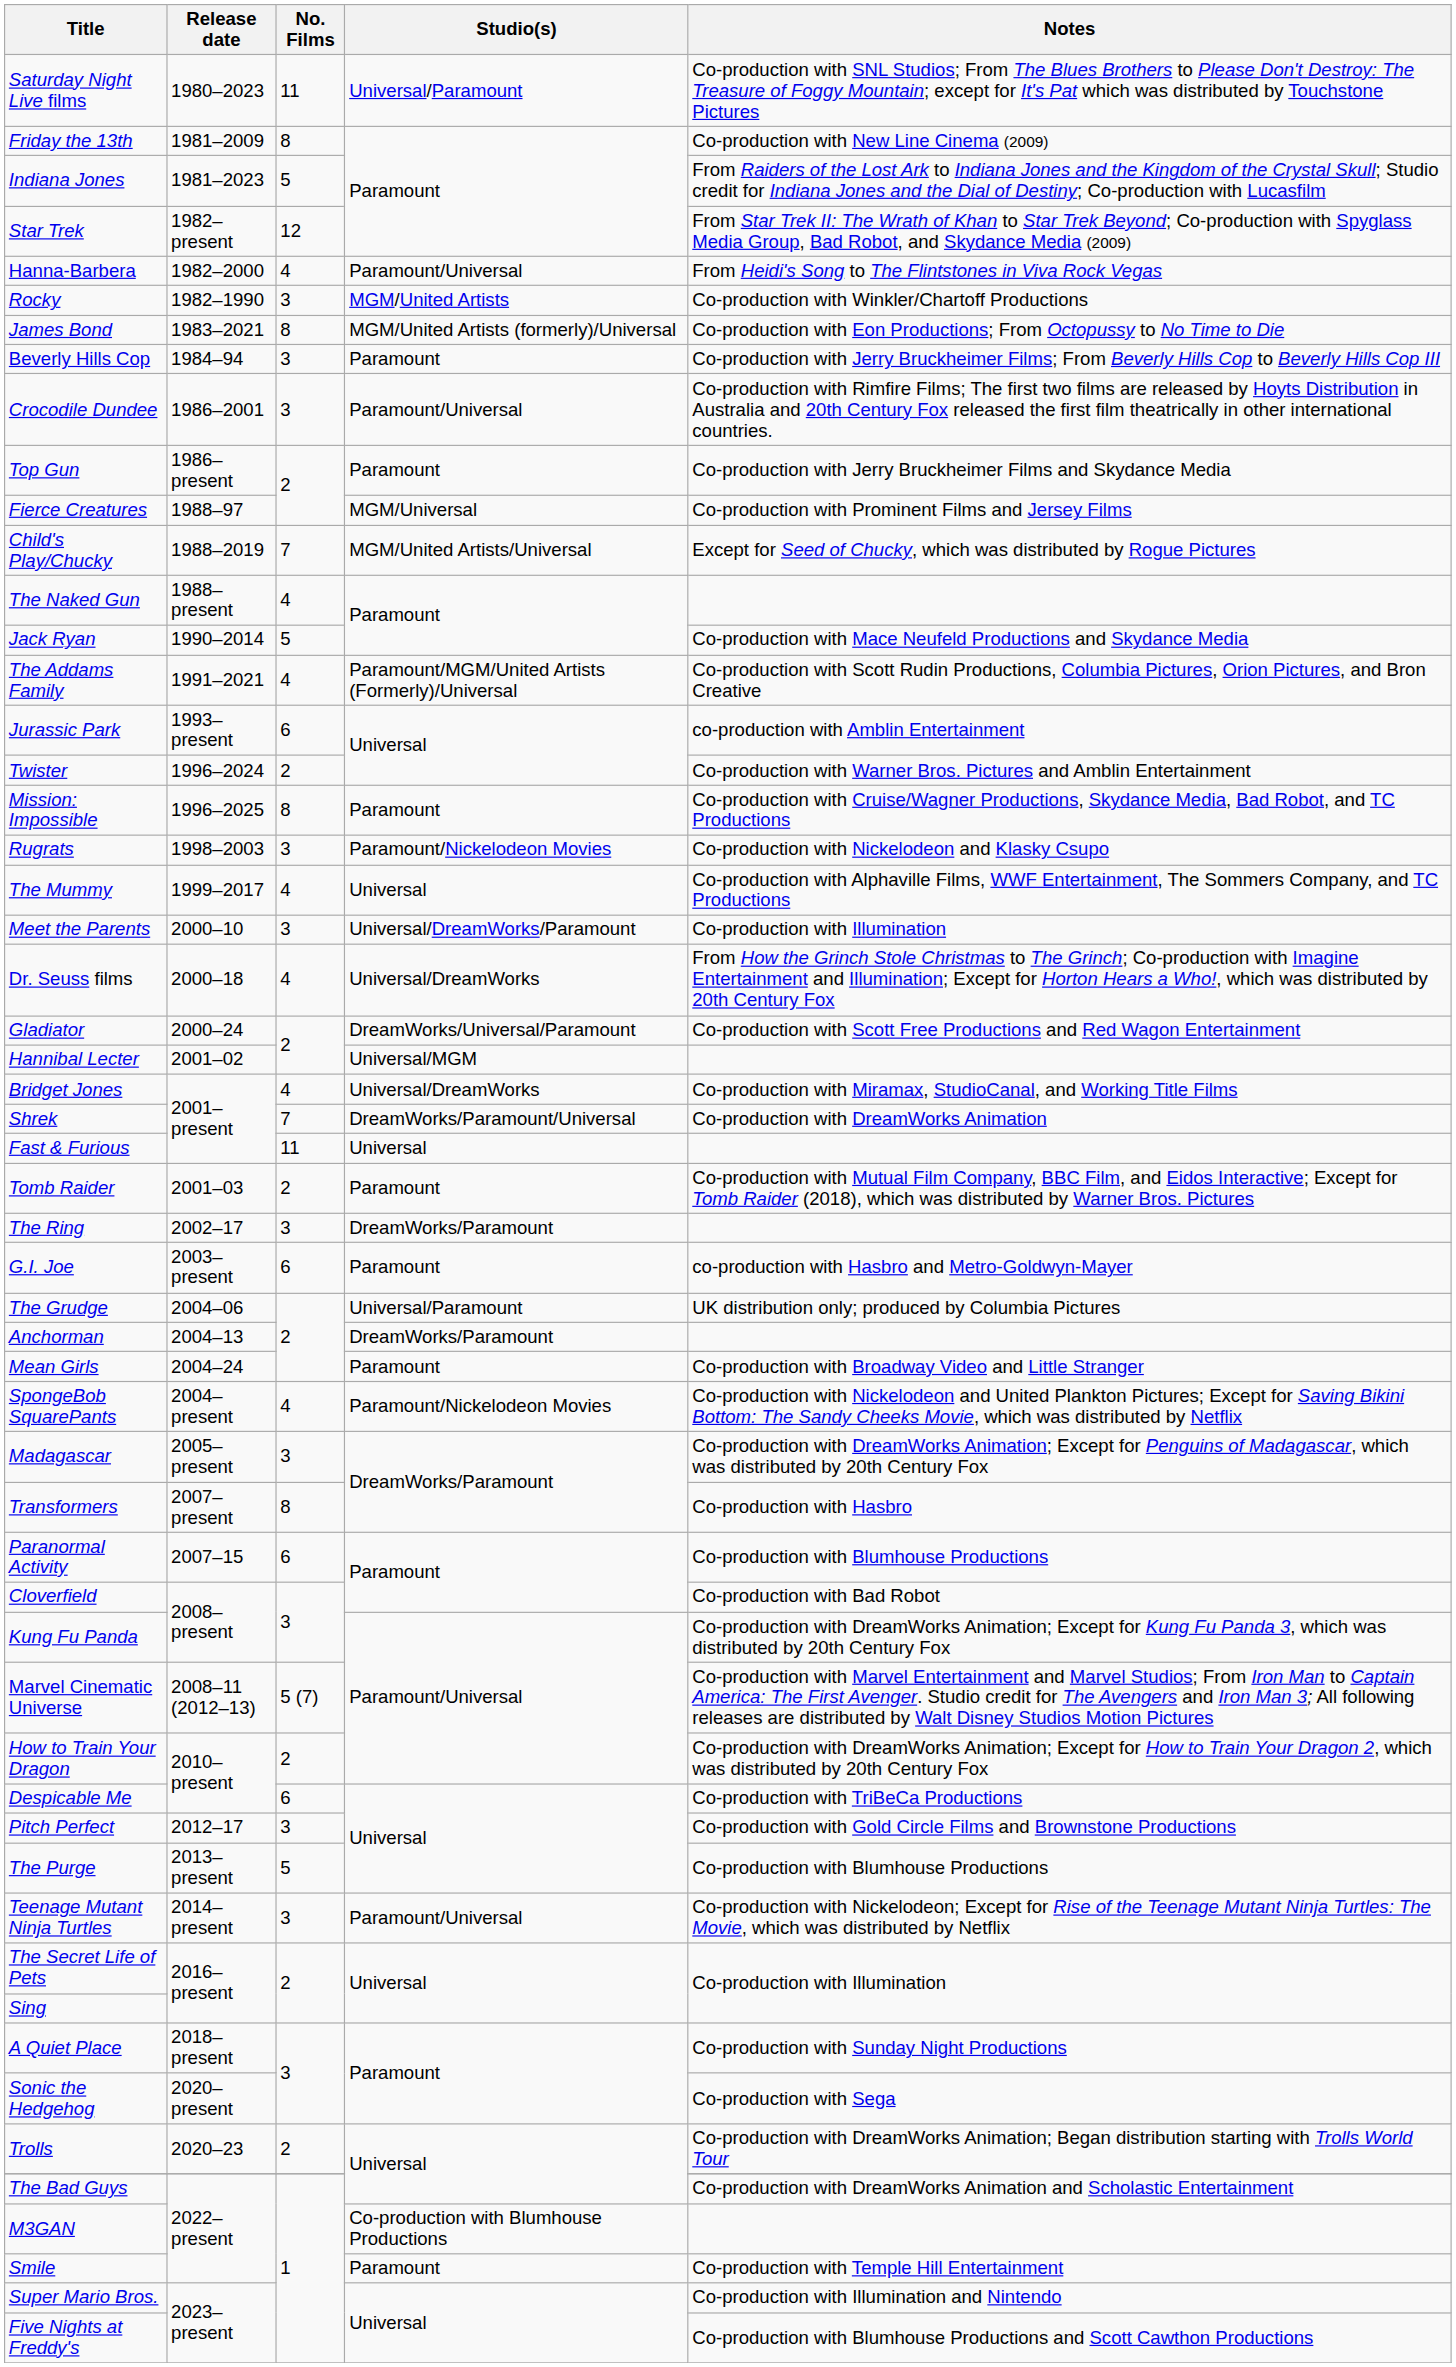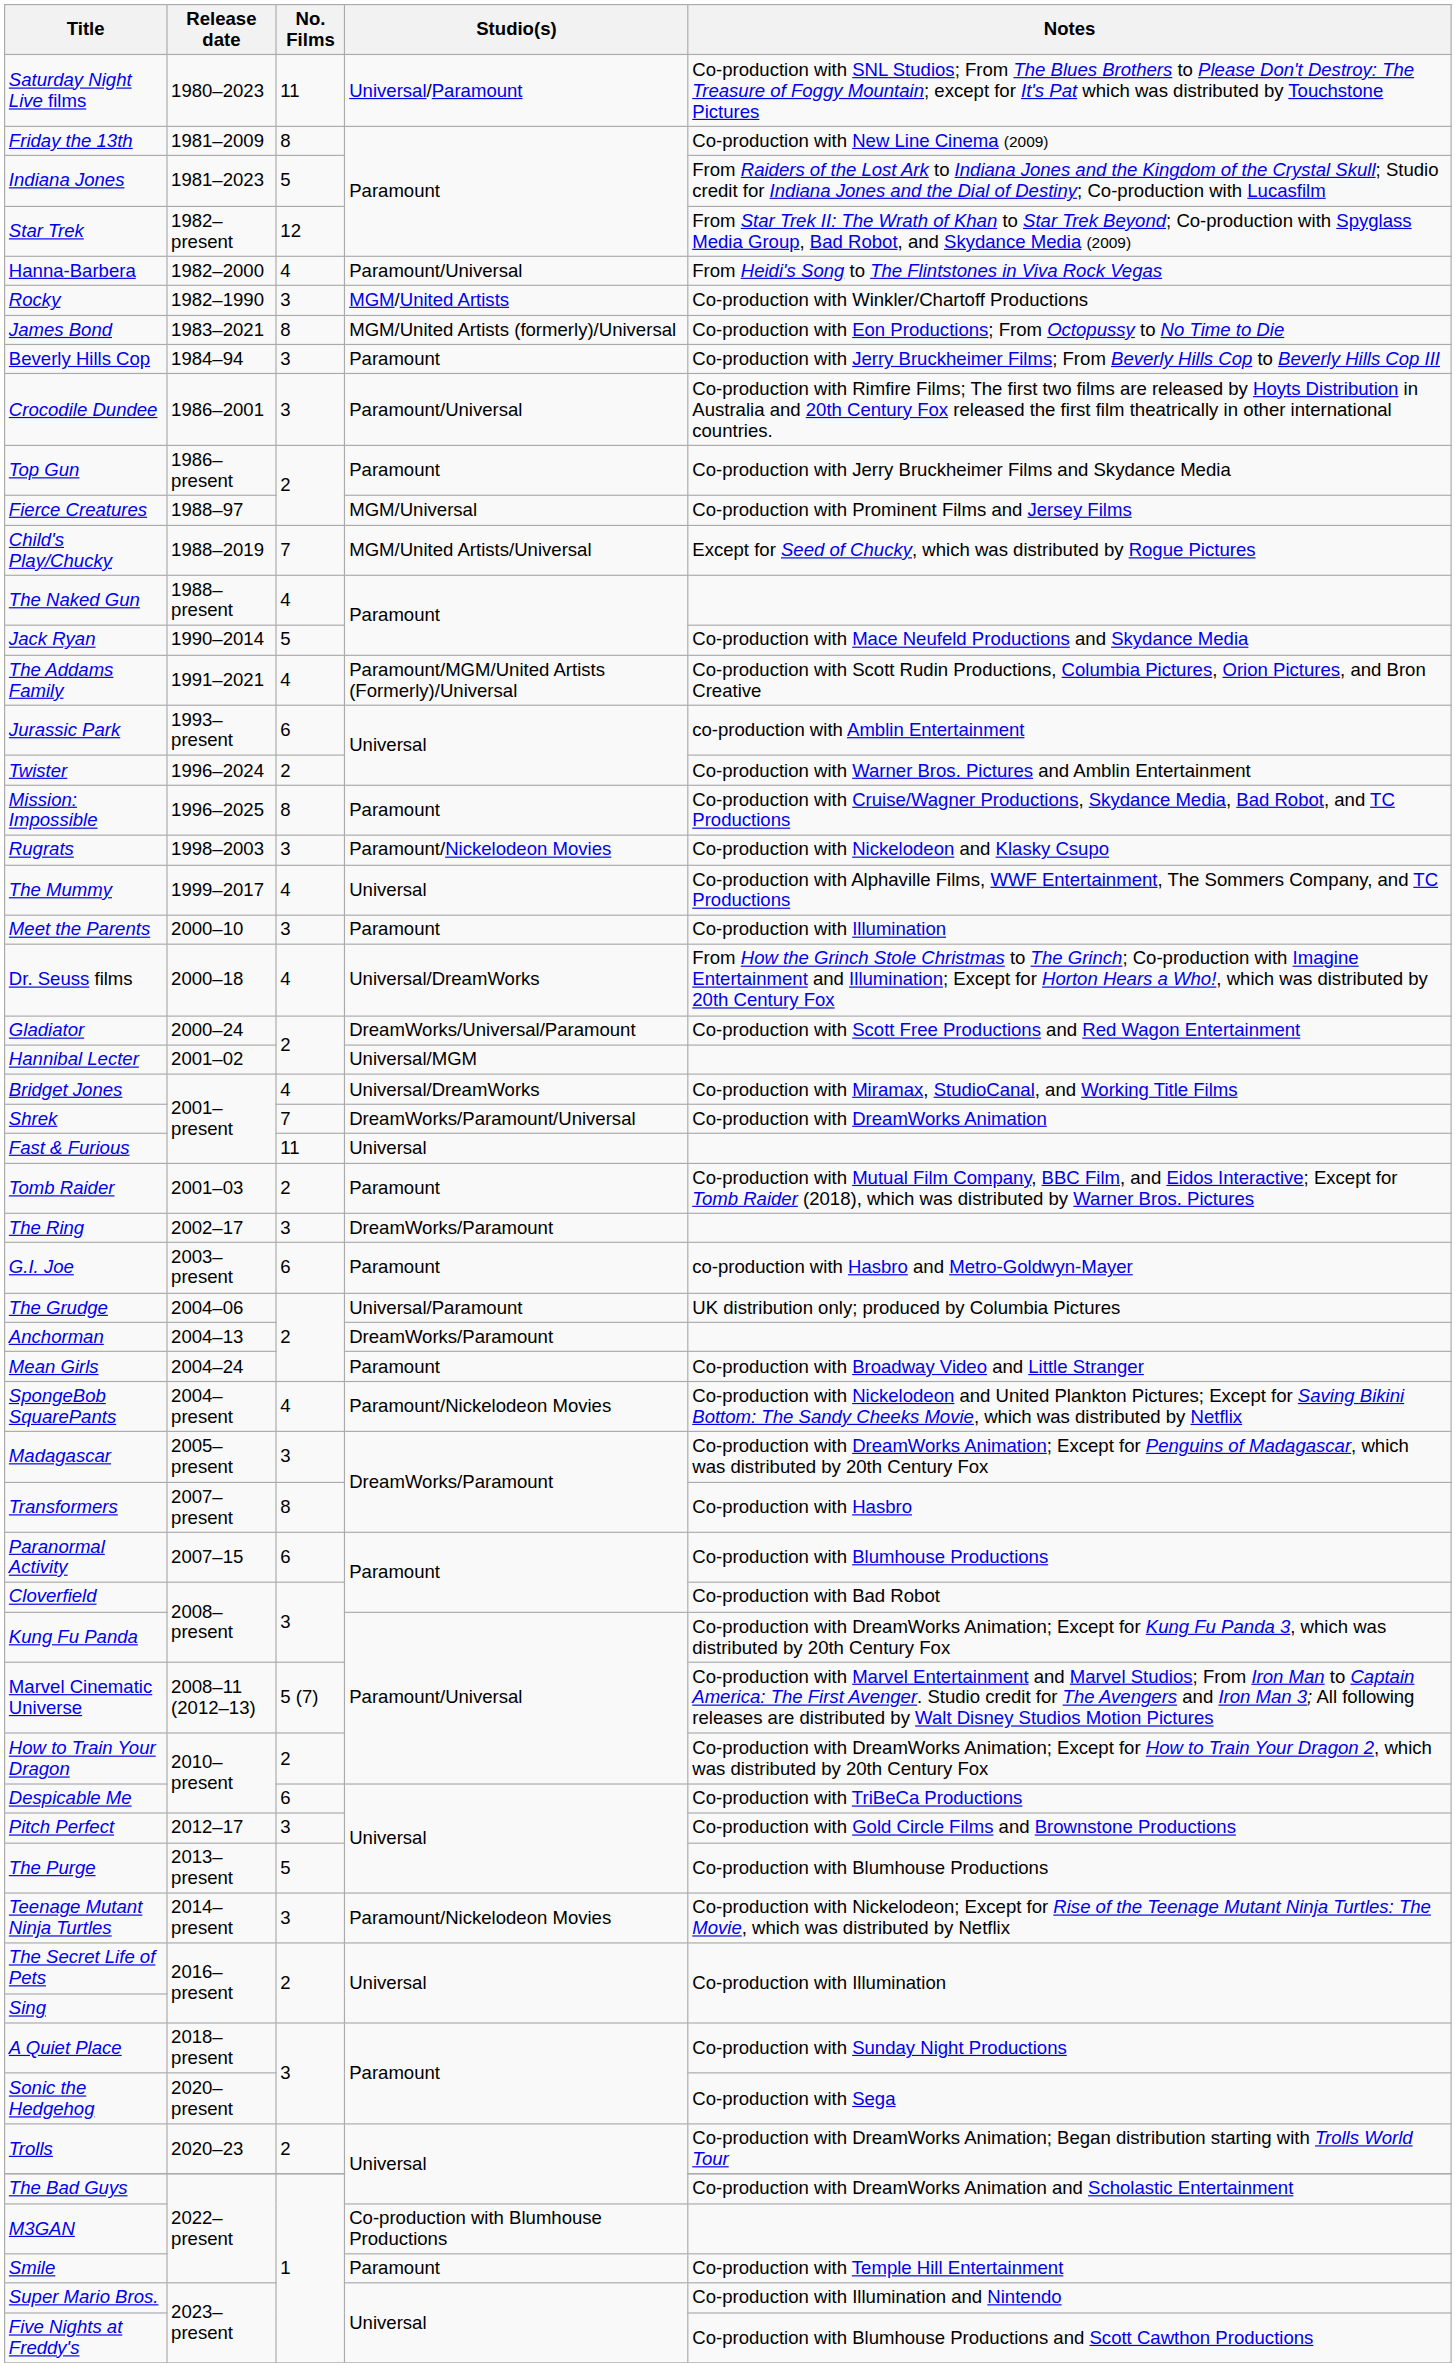(492, 929) Universal/DreamWorks/Paramount -> (395, 929) Paramount
(436, 1917) Paramount/Universal -> (480, 1917) Paramount/Nickelodeon Movies
